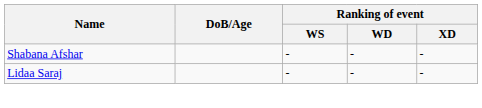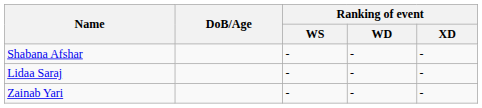+ row: (35, 93)
